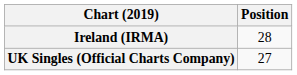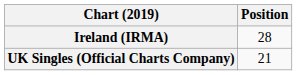(265, 59) 27 -> (265, 59) 21
